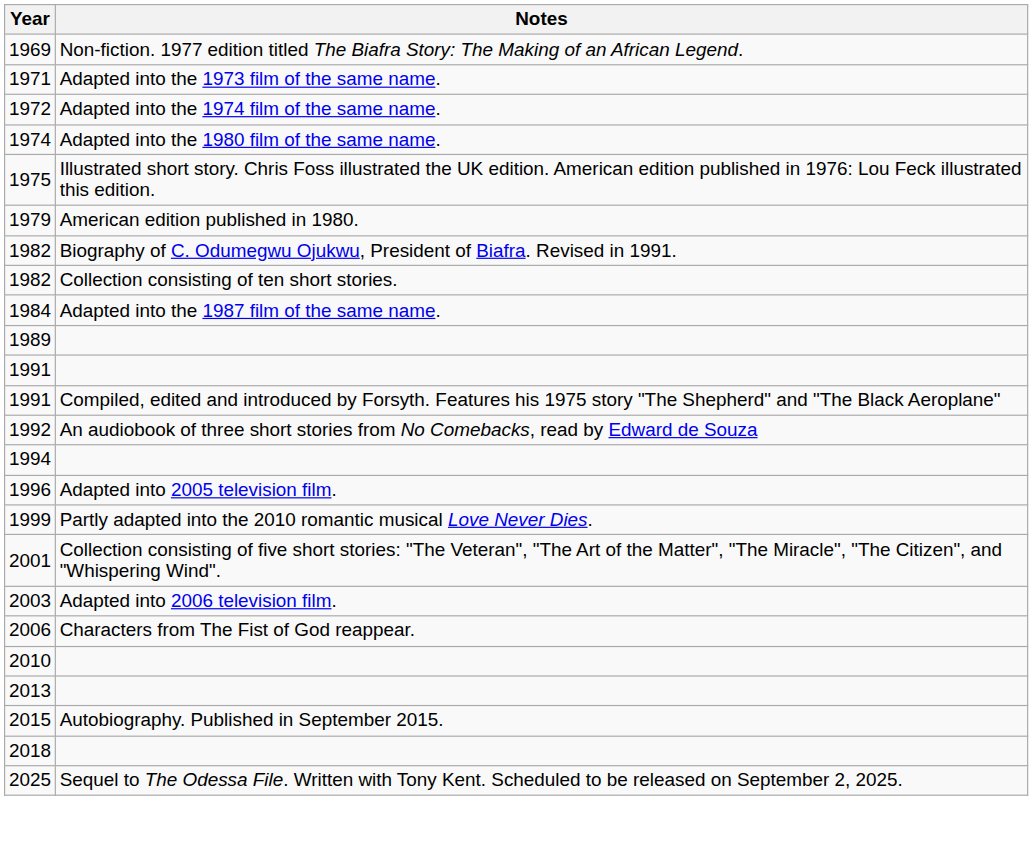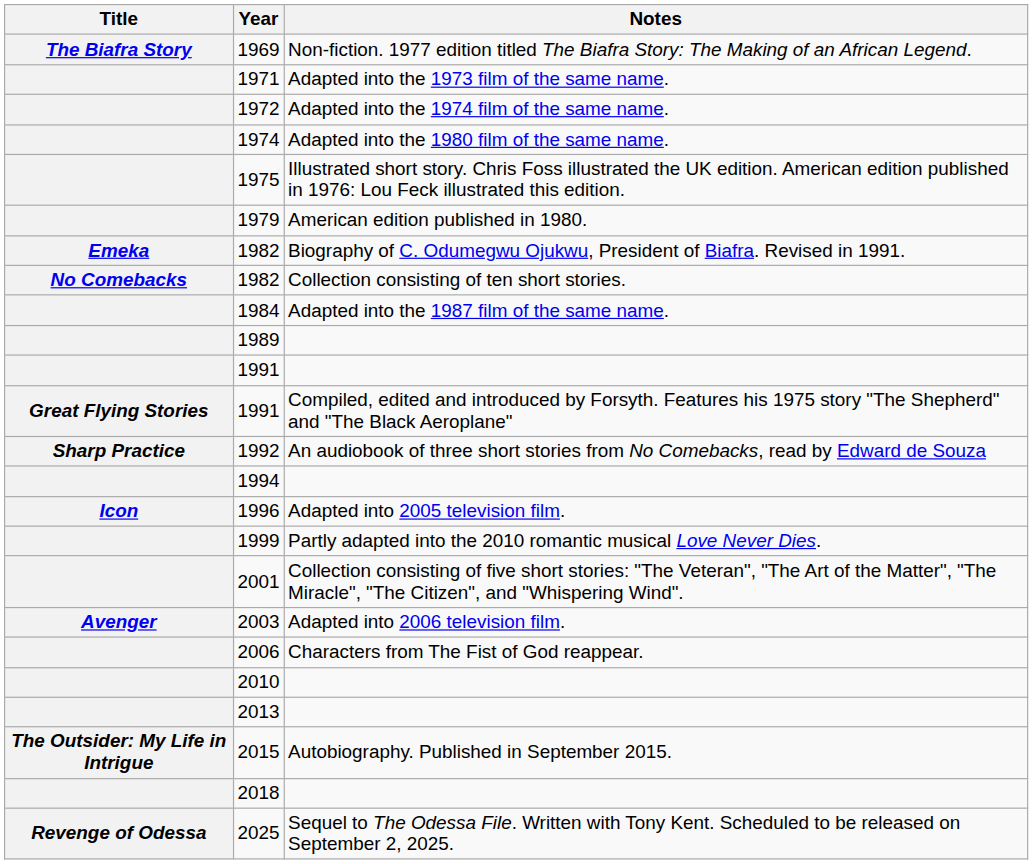+ column: (119, 19)
